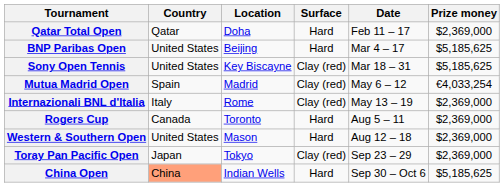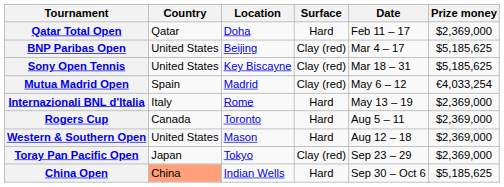(321, 48) Hard -> (321, 48) Clay (red)
(321, 102) Clay (red) -> (321, 102) Hard
